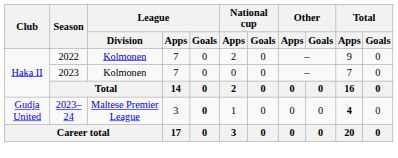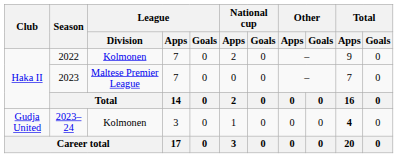(125, 72) Kolmonen -> (125, 78) Maltese Premier League
(125, 111) Maltese Premier League -> (125, 122) Kolmonen
(204, 111) bold -> (204, 122) normal
